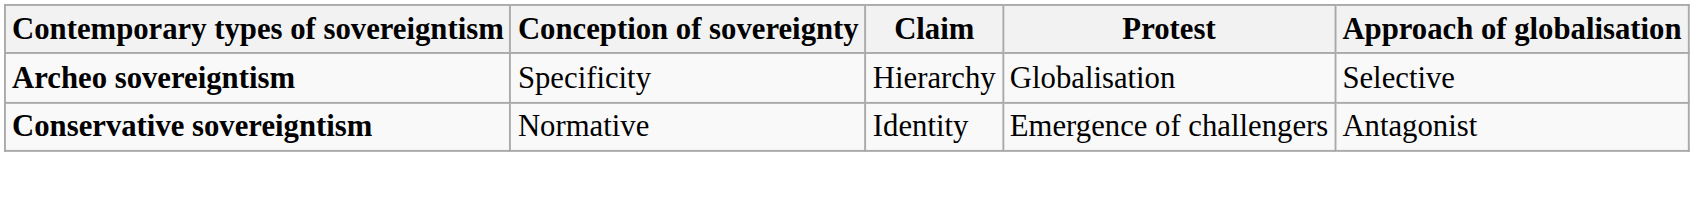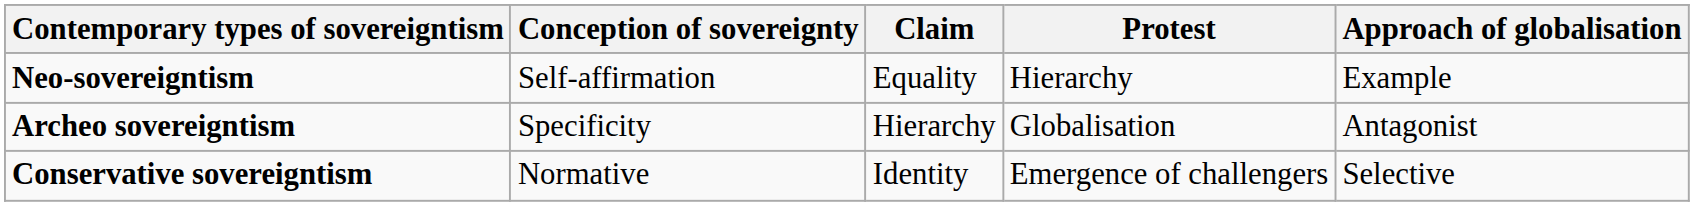+ row: (133, 77)
(1399, 77) Selective -> (1410, 126) Antagonist
(1410, 126) Antagonist -> (1399, 175) Selective
